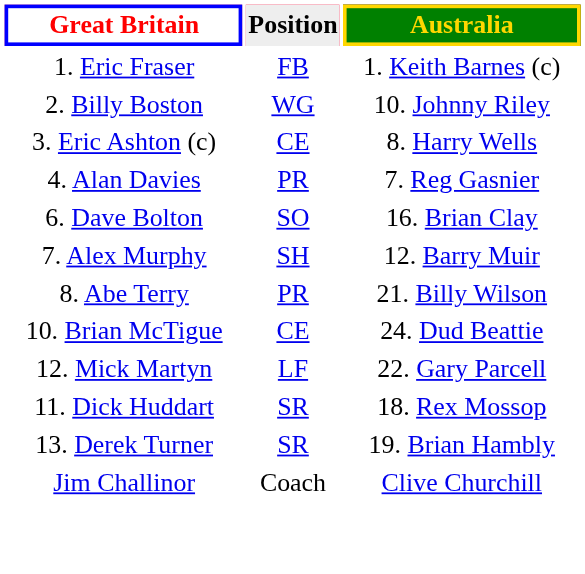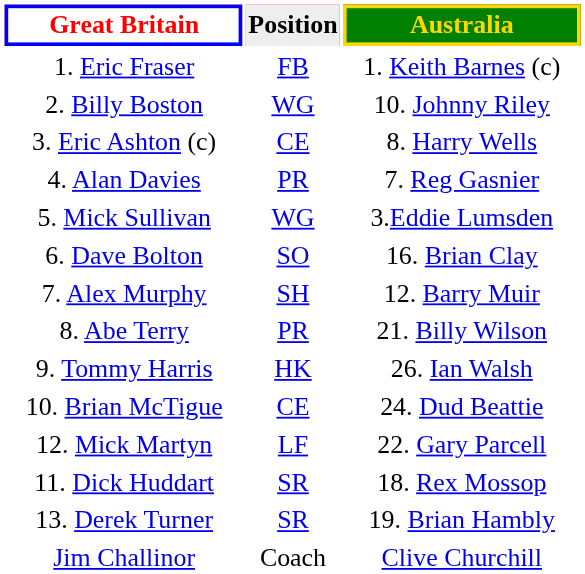+ row: (124, 217)
+ row: (124, 368)
